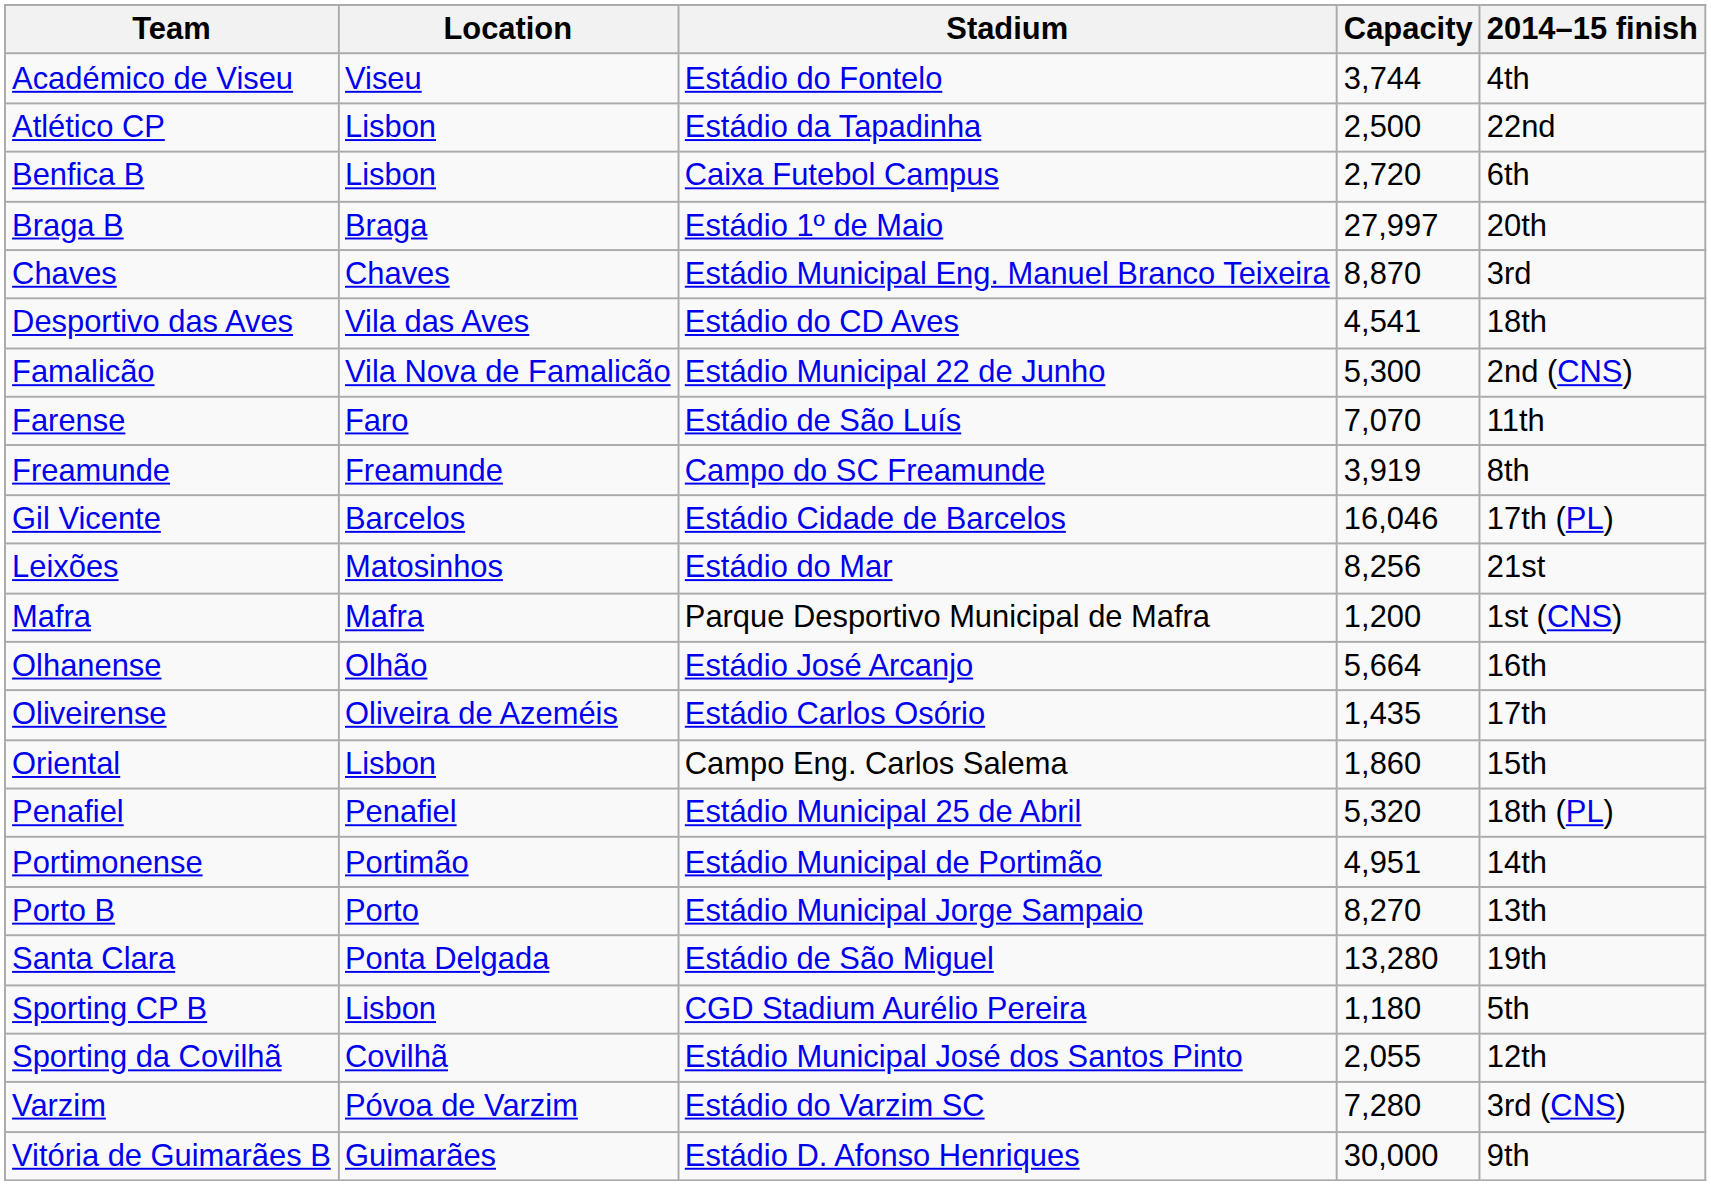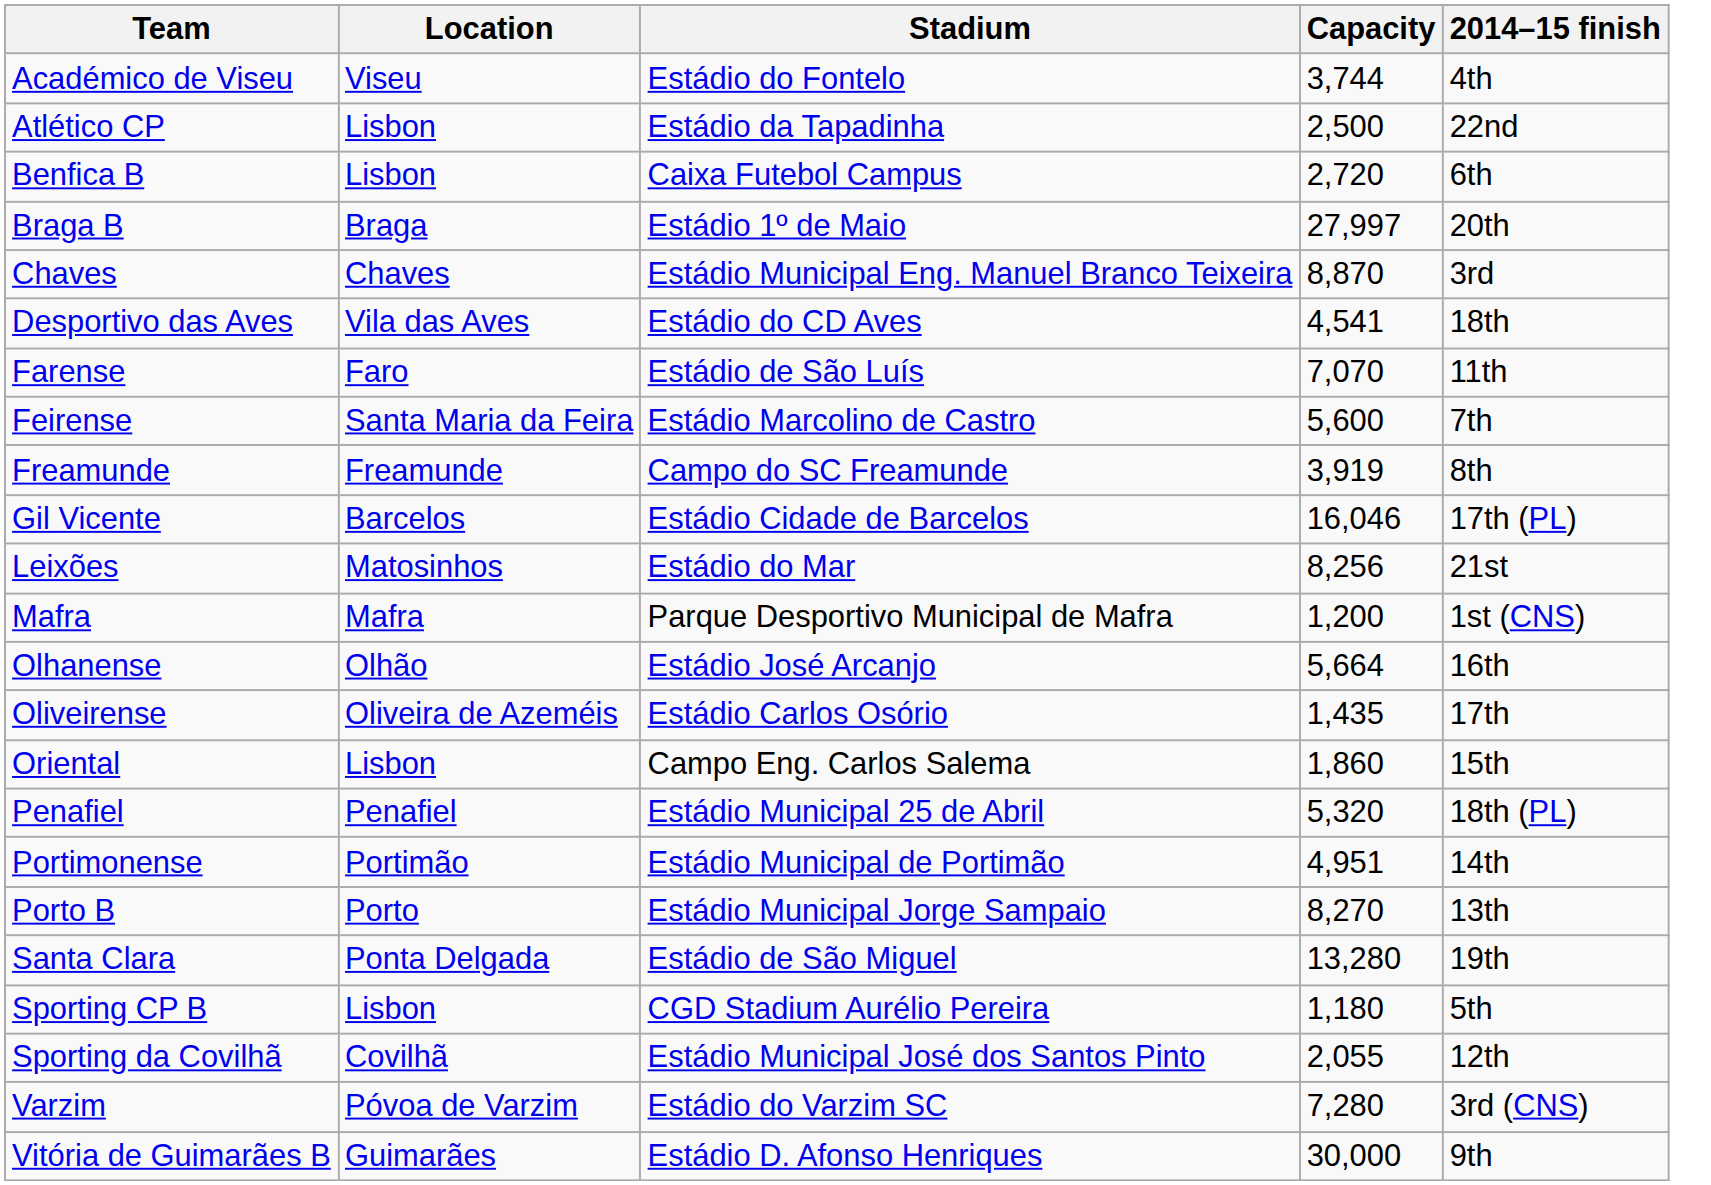- row: (83, 371)
+ row: (72, 420)
